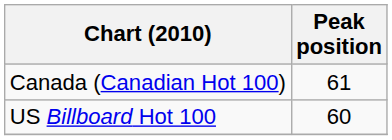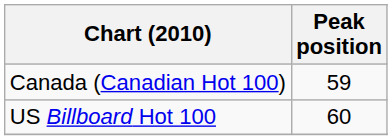(339, 81) 61 -> (339, 81) 59
